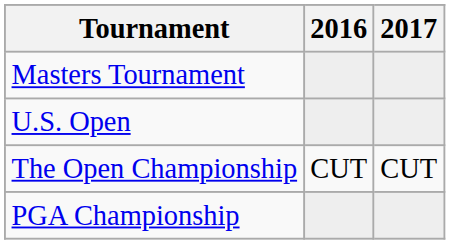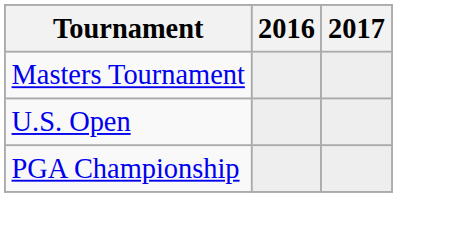- row: (154, 168)
